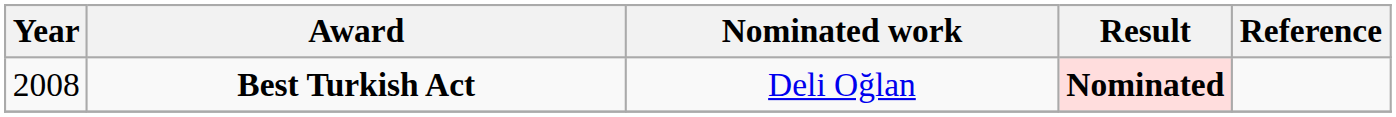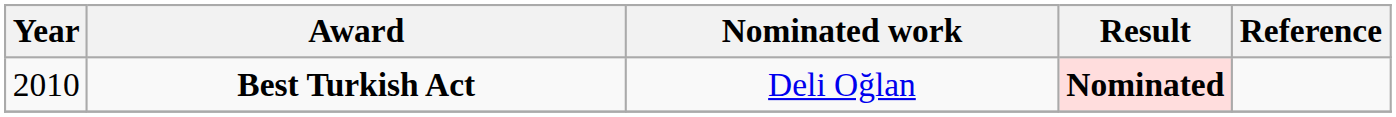(46, 84) 2008 -> (46, 84) 2010
